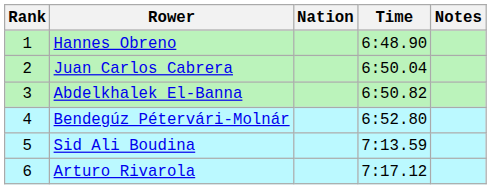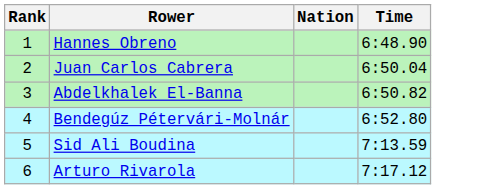- column: (458, 17)
